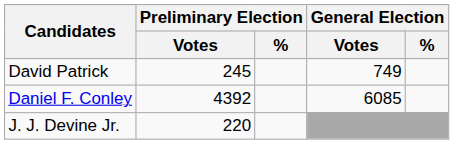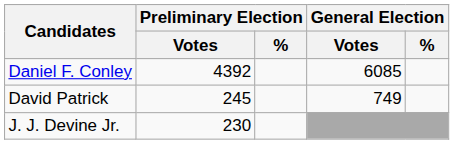rows swapped: (70, 98) <-> (58, 71)
(237, 125) 220 -> (237, 125) 230
